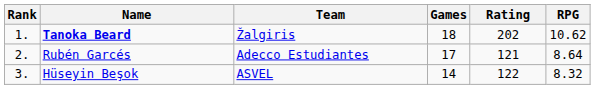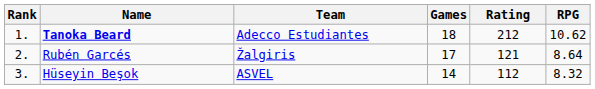(266, 34) Žalgiris -> (303, 34) Adecco Estudiantes
(508, 34) 202 -> (508, 34) 212
(303, 54) Adecco Estudiantes -> (266, 54) Žalgiris
(508, 74) 122 -> (508, 74) 112
